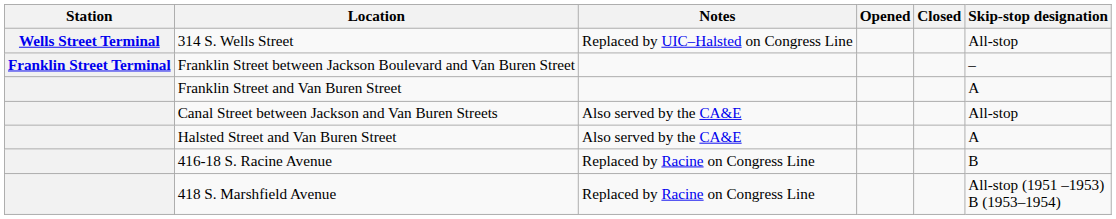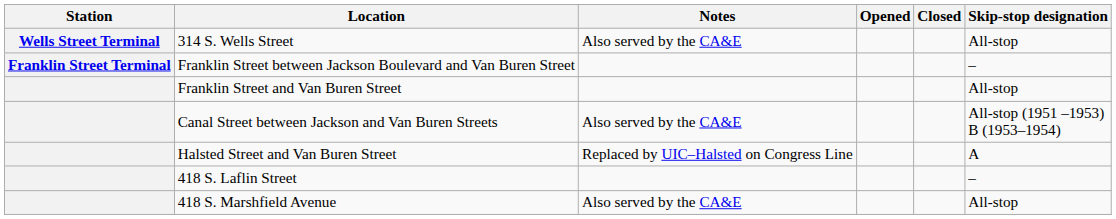(717, 40) Replaced by UIC–Halsted on Congress Line -> (662, 40) Also served by the CA&E
(974, 88) A -> (993, 88) All-stop
(993, 112) All-stop -> (1036, 121) All-stop (1951 –1953) B (1953–1954)
(662, 137) Also served by the CA&E -> (717, 154) Replaced by UIC–Halsted on Congress Line
- row: (255, 161)
+ row: (237, 178)
(698, 193) Replaced by Racine on Congress Line -> (662, 202) Also served by the CA&E
(1036, 193) All-stop (1951 –1953) B (1953–1954) -> (993, 202) All-stop
